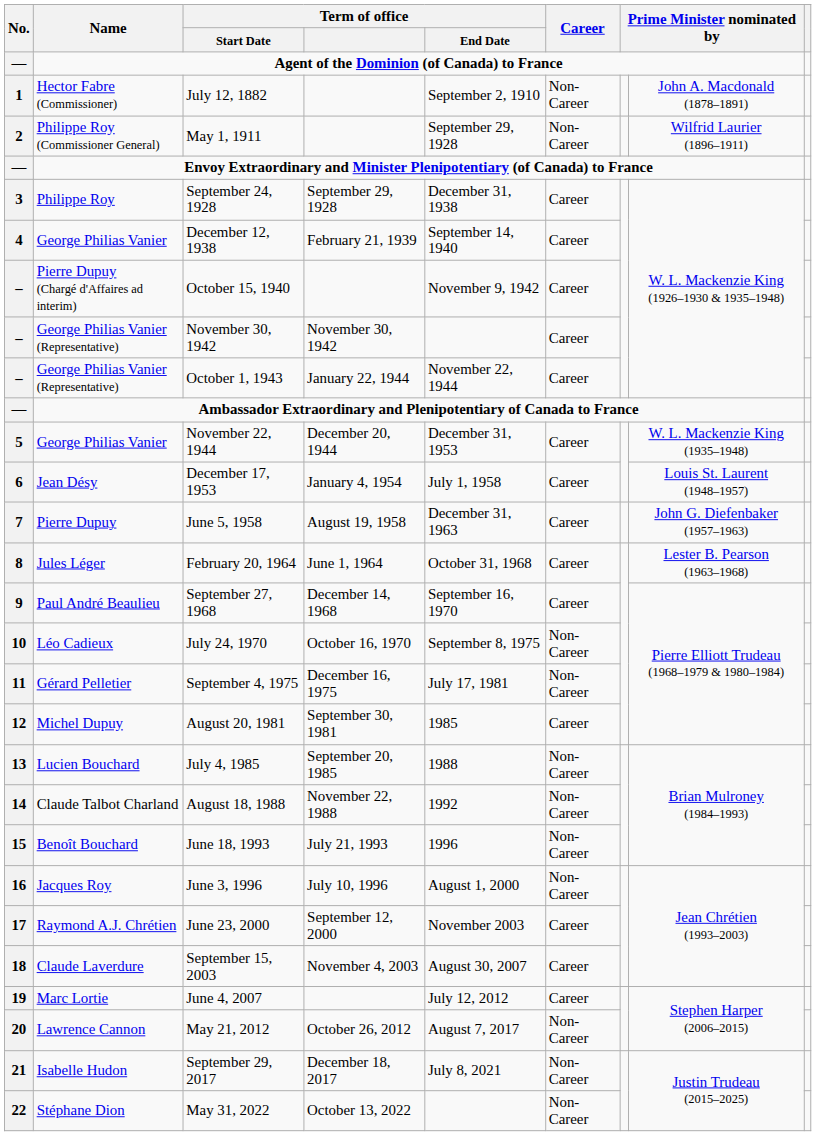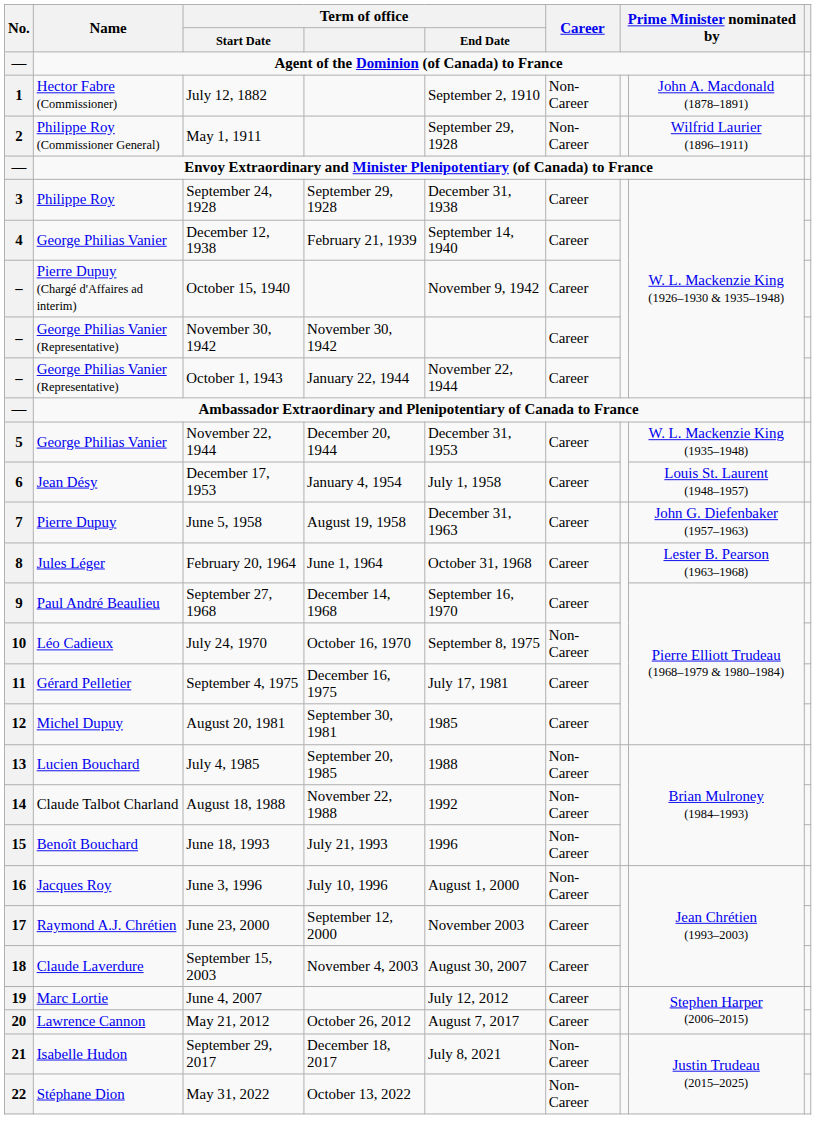(569, 683) Non-Career -> (569, 683) Career
(569, 1030) Non-Career -> (569, 1021) Career
